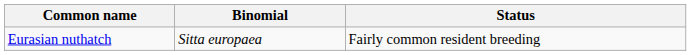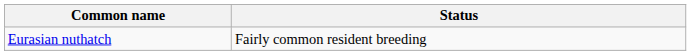- column: (260, 15)
